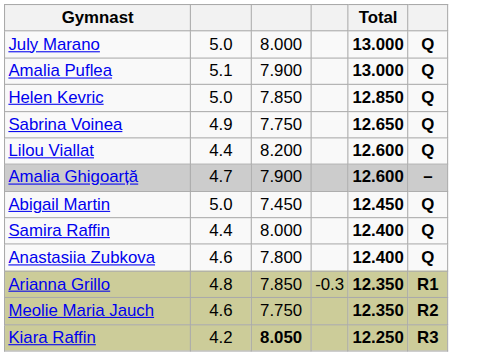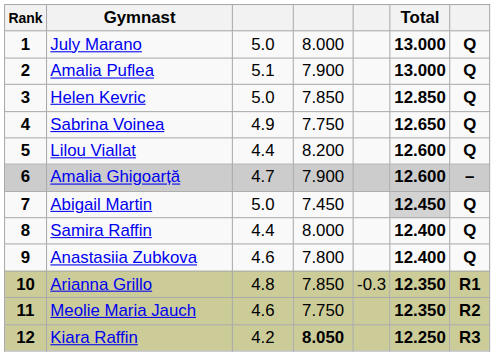+ column: (26, 18)
(378, 204) no background -> (420, 204) lightgrey background
